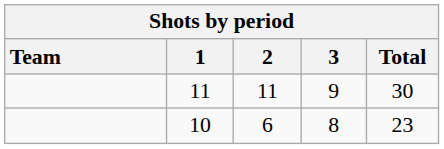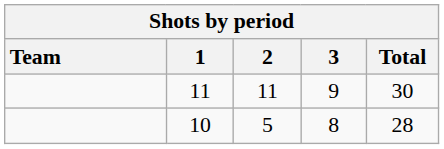(267, 125) 6 -> (267, 125) 5
(402, 125) 23 -> (402, 125) 28
